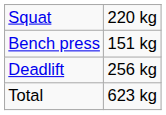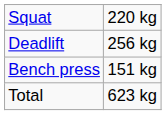rows swapped: (54, 43) <-> (36, 69)
